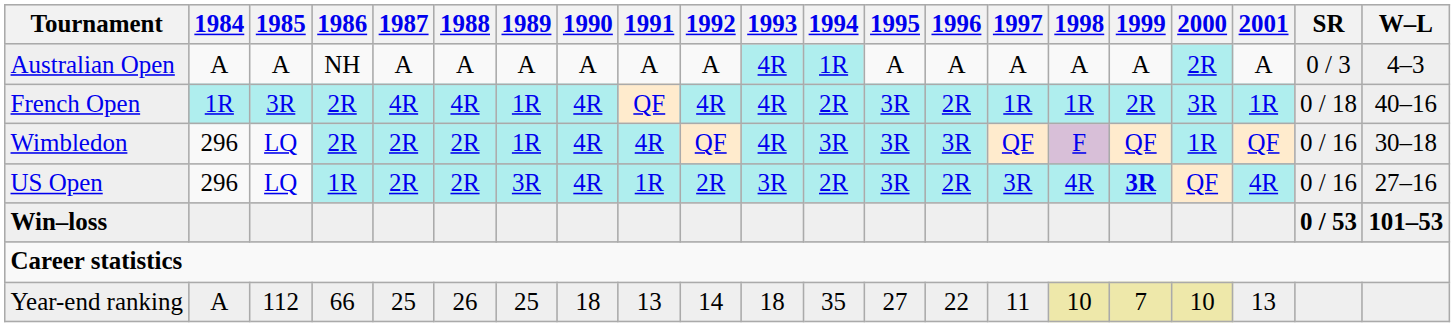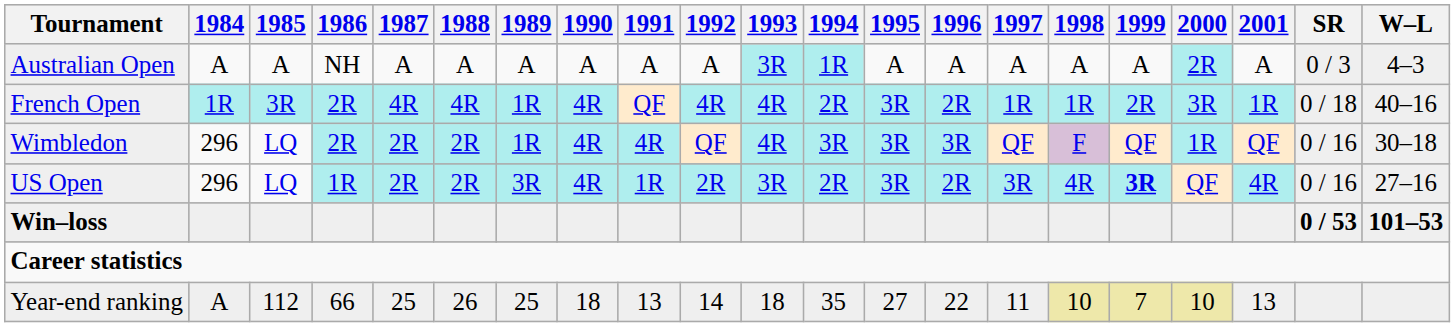(772, 63) 4R -> (772, 63) 3R
